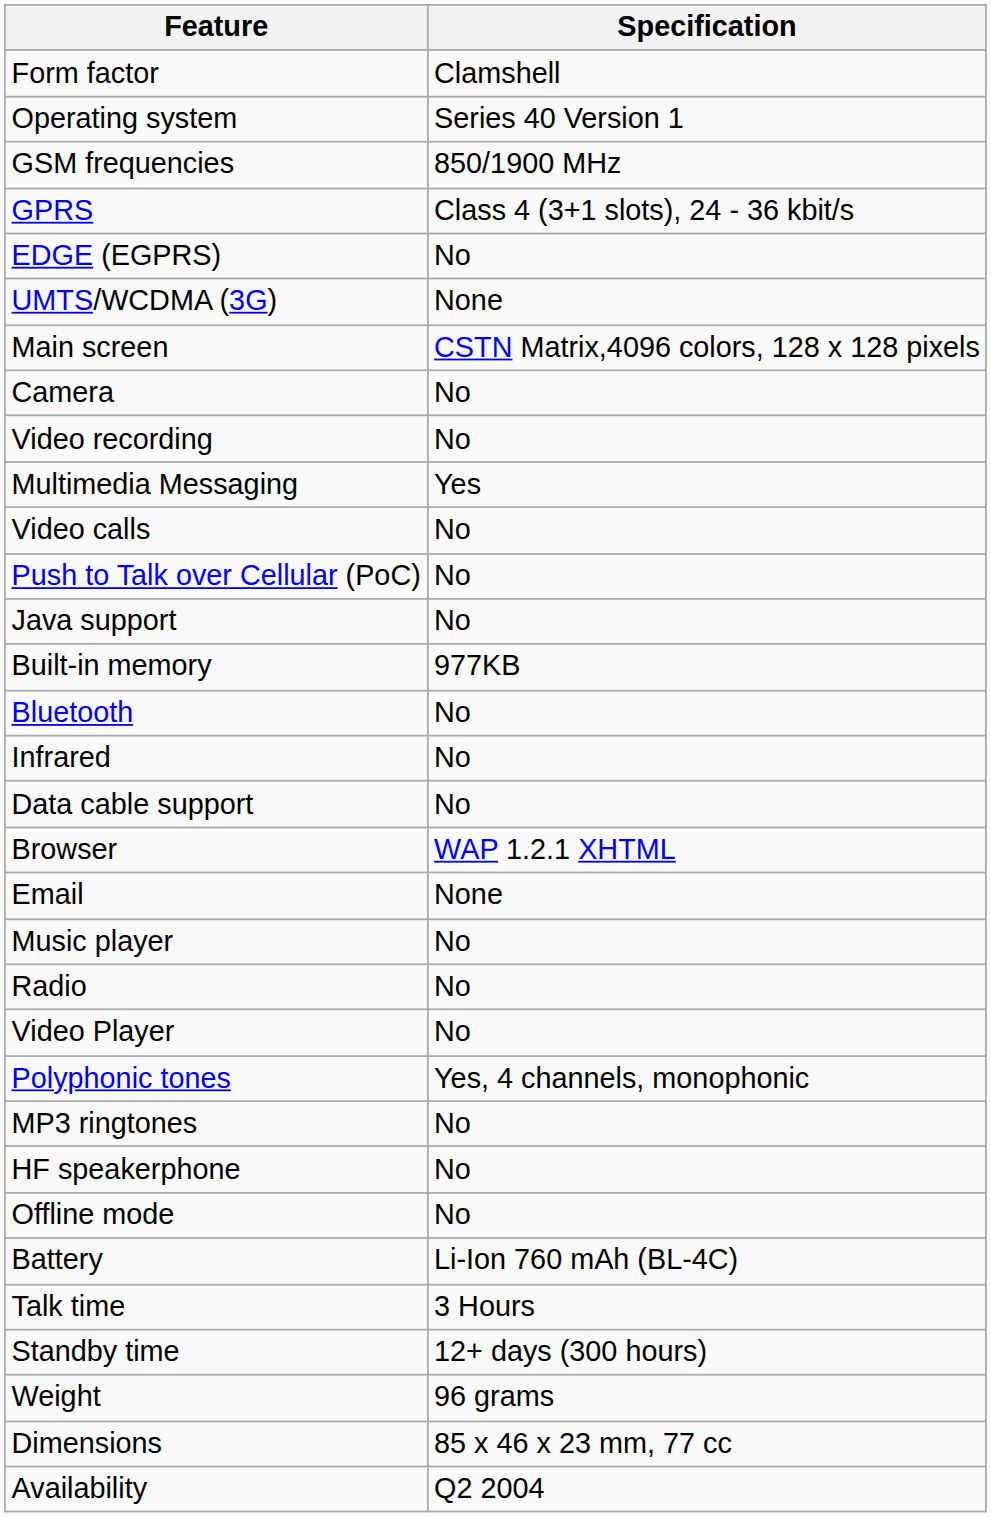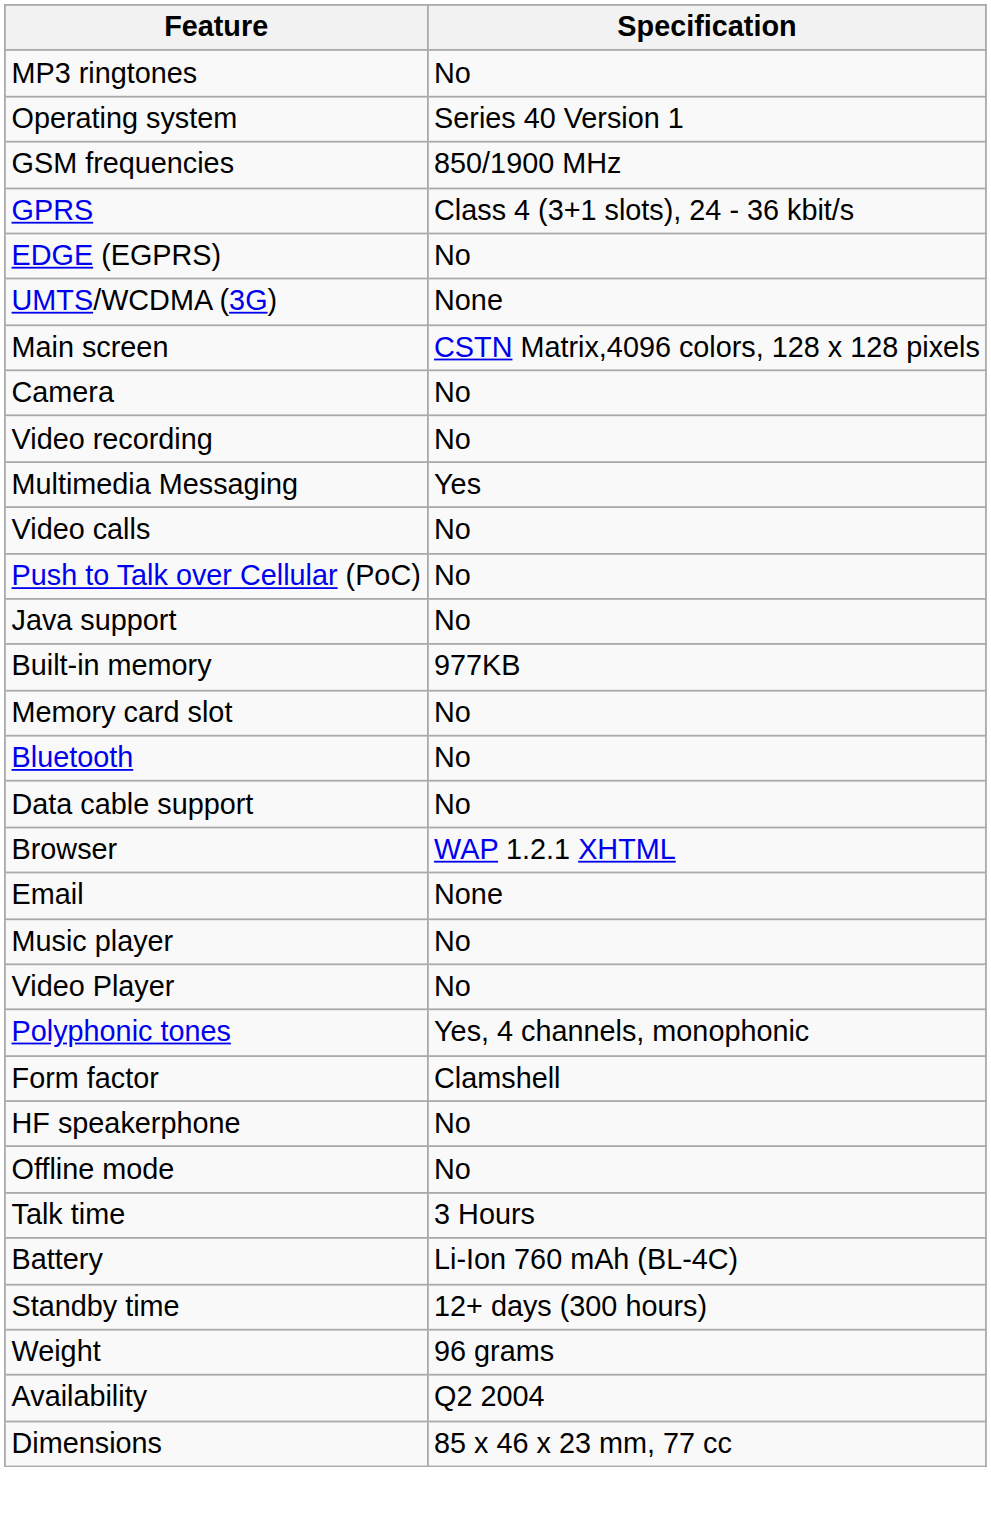rows swapped: (85, 73) <-> (104, 1123)
+ row: (122, 712)
- row: (61, 758)
- row: (49, 986)
rows swapped: (57, 1260) <-> (68, 1306)
rows swapped: (87, 1443) <-> (79, 1488)
